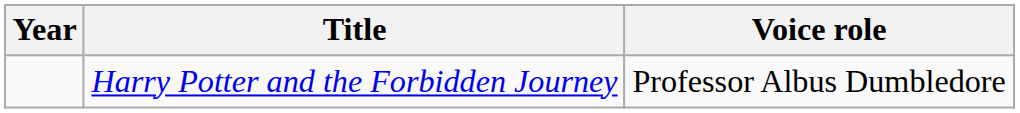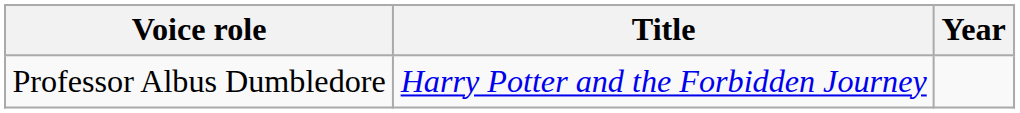columns swapped: (45, 30) <-> (819, 30)
